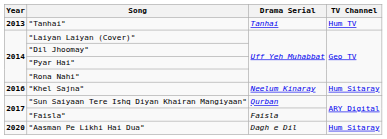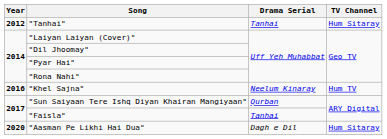(15, 23) 2013 -> (15, 23) 2012
(343, 23) Hum TV -> (354, 23) Hum Sitaray
(354, 88) Hum Sitaray -> (343, 88) Hum TV
(264, 114) Faisla -> (264, 114) Tanhai
